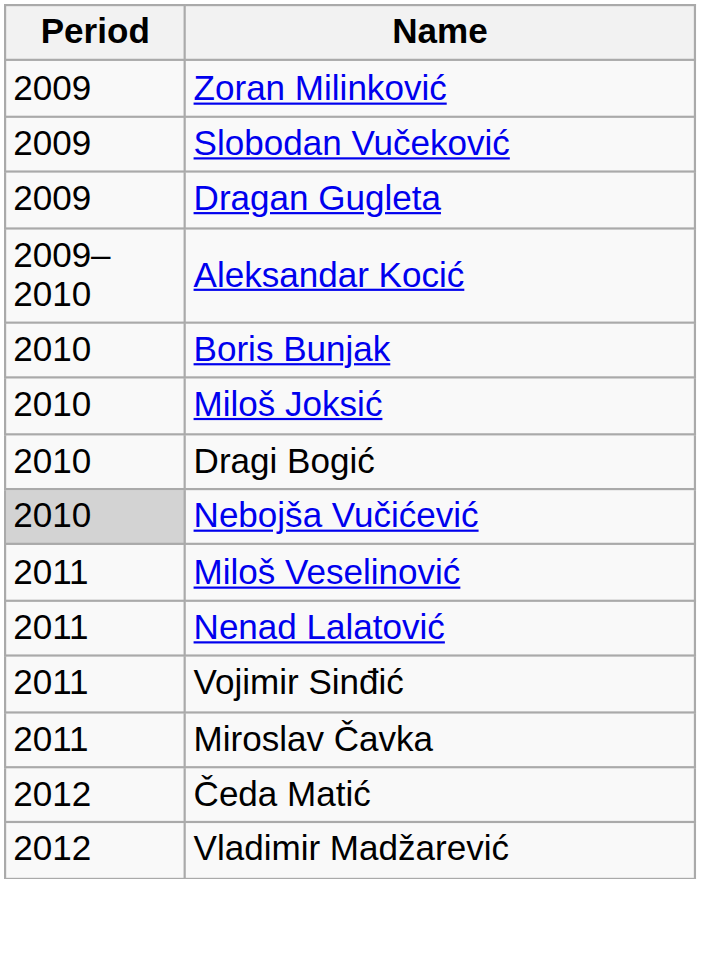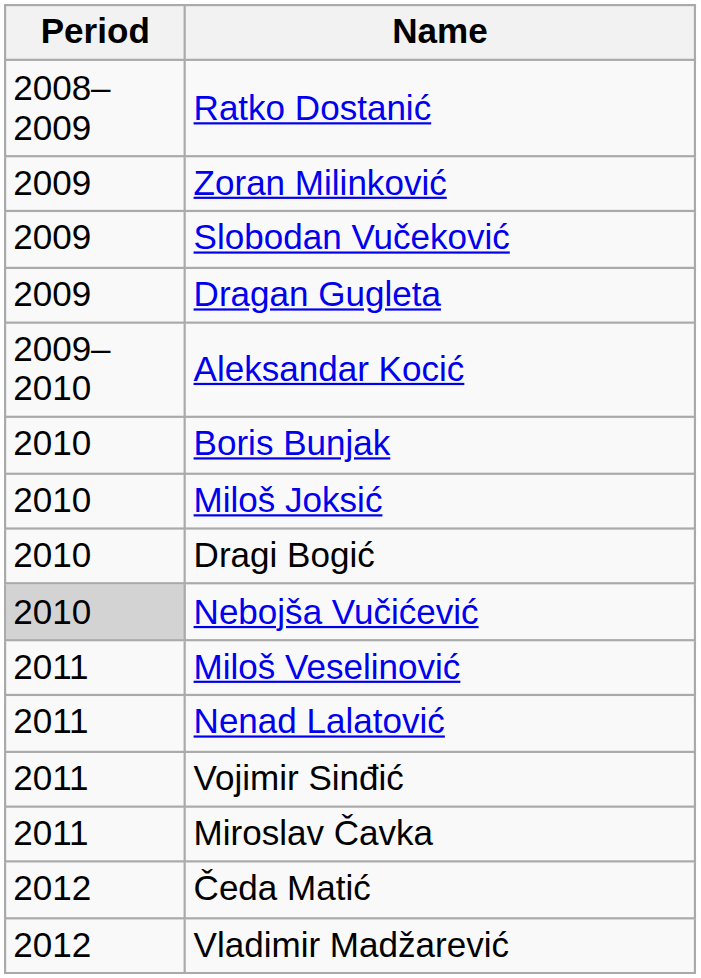+ row: (312, 107)
